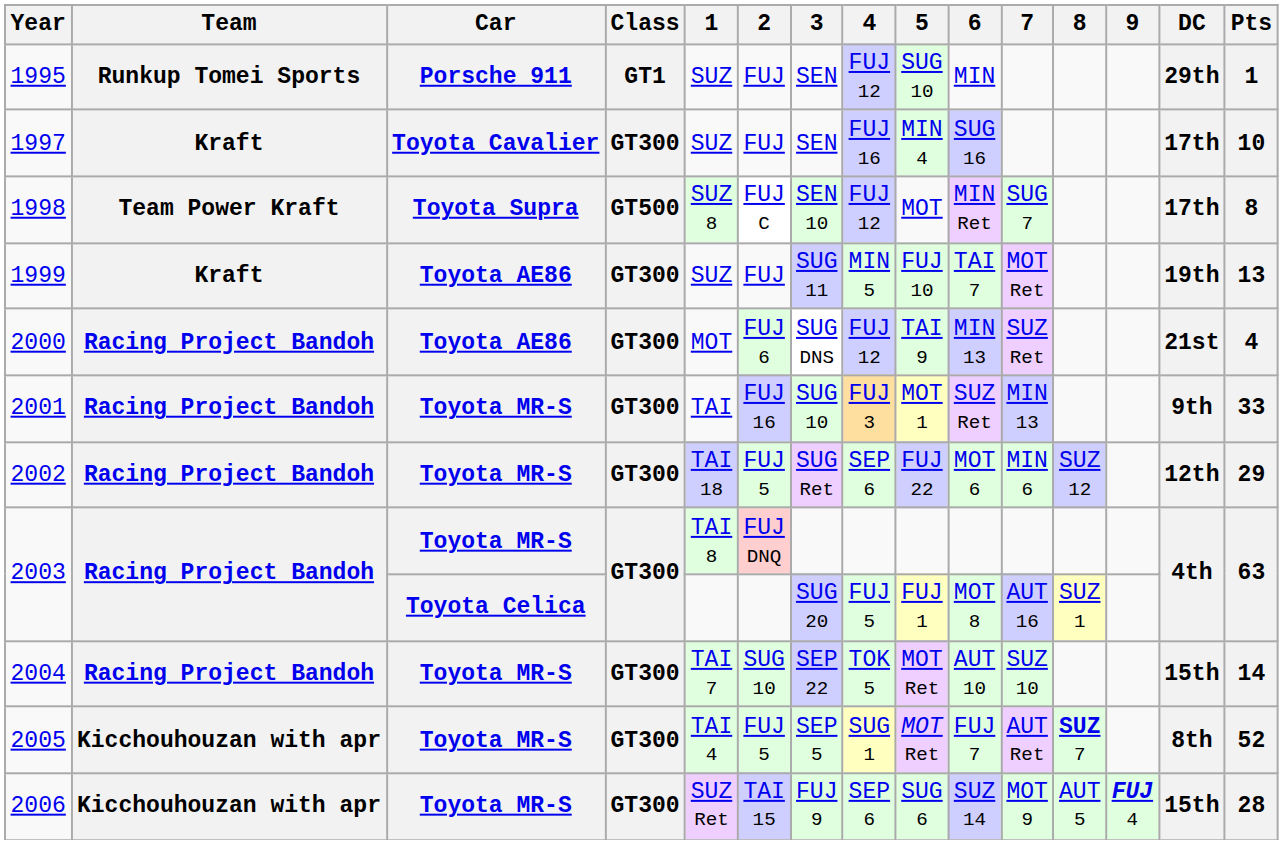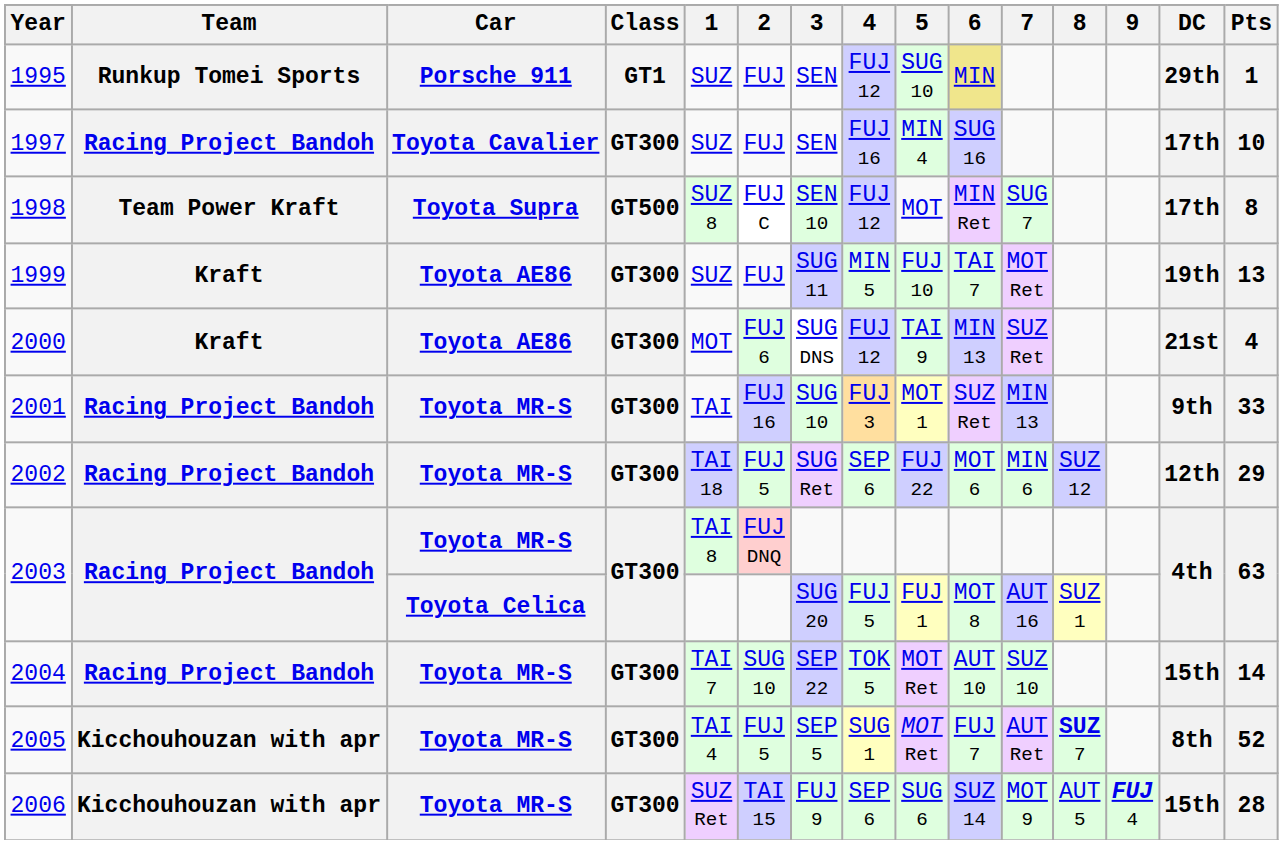(975, 77) no background -> (975, 77) khaki background
(229, 143) Kraft -> (229, 143) Racing Project Bandoh
(229, 342) Racing Project Bandoh -> (229, 342) Kraft
